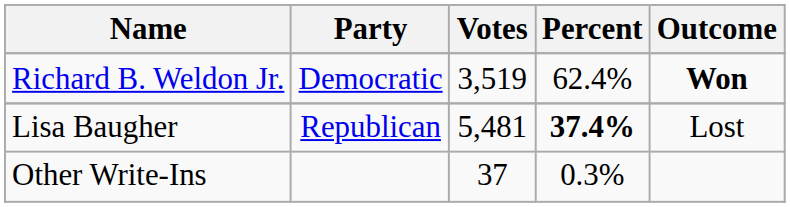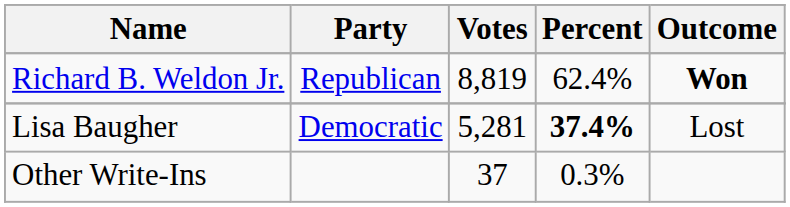(371, 77) Democratic -> (371, 77) Republican
(492, 77) 3,519 -> (492, 77) 8,819
(371, 126) Republican -> (371, 126) Democratic
(492, 126) 5,481 -> (492, 126) 5,281
